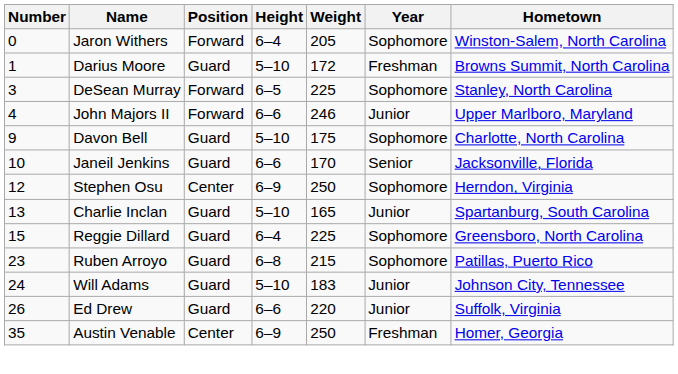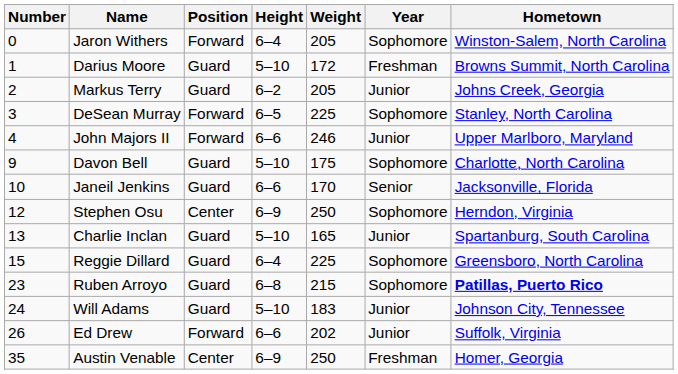+ row: (117, 90)
(524, 260) normal -> (529, 284) bold
(209, 308) Guard -> (216, 333) Forward
(323, 308) 220 -> (323, 333) 202
